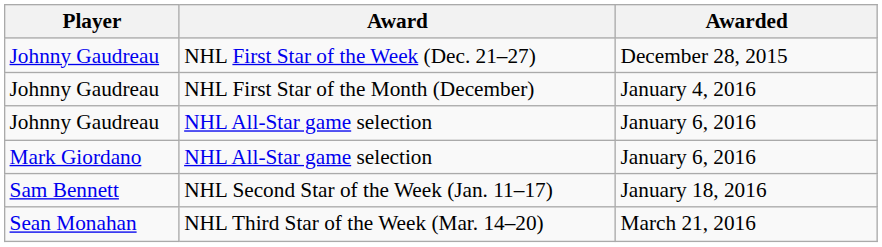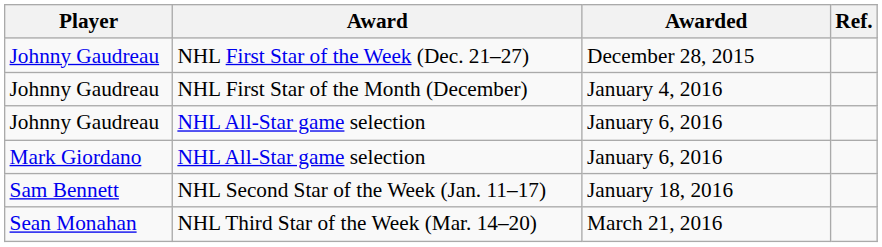+ column: (854, 21)
